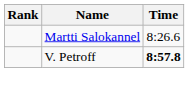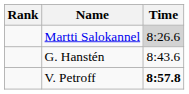(163, 36) no background -> (163, 36) lightgrey background
+ row: (74, 57)
